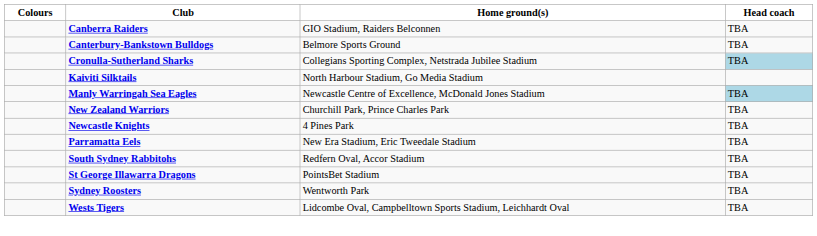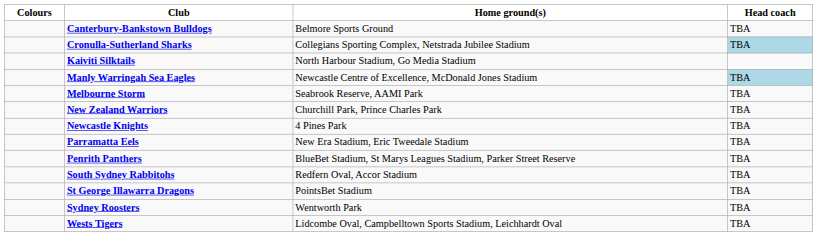- row: (108, 28)
+ row: (106, 93)
+ row: (104, 158)
